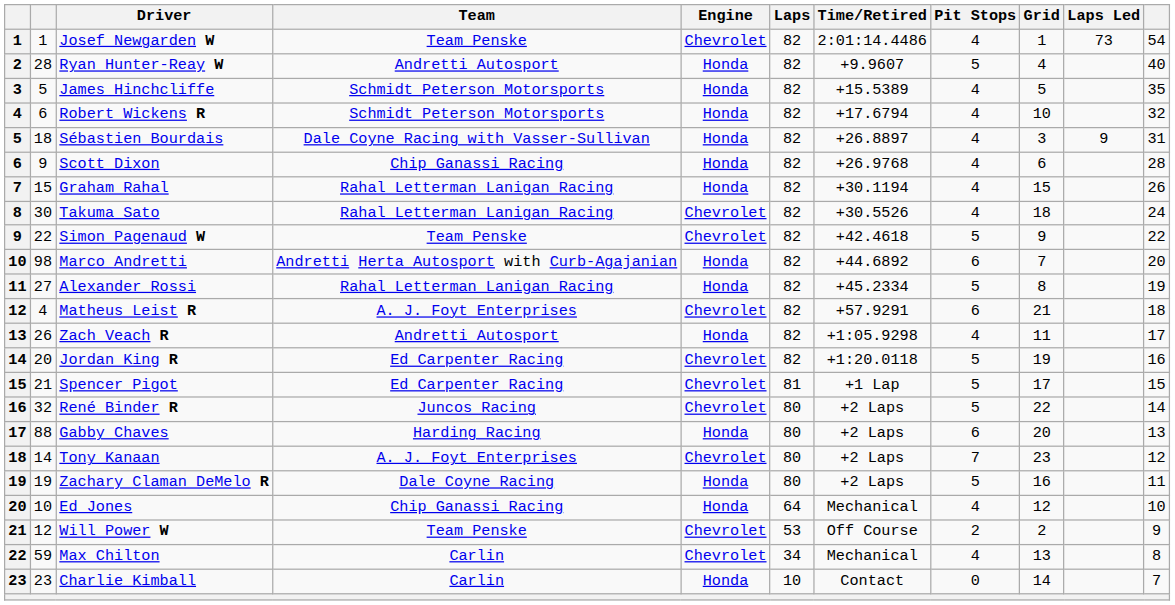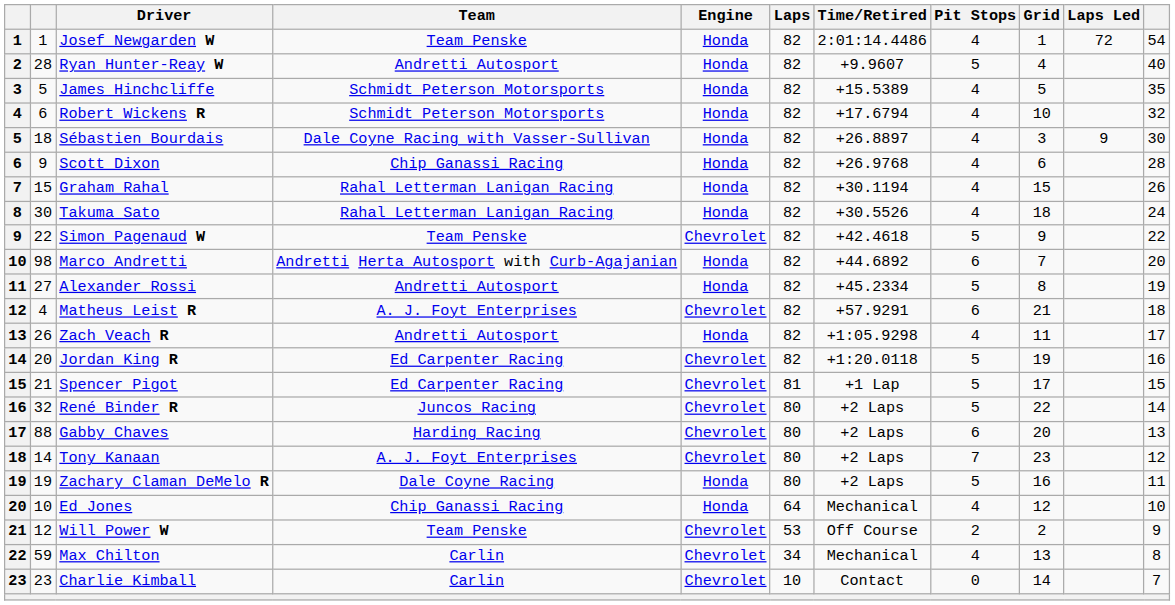(726, 42) Chevrolet -> (726, 42) Honda
(1104, 42) 73 -> (1104, 42) 72
(1157, 140) 31 -> (1157, 140) 30
(726, 213) Chevrolet -> (726, 213) Honda
(477, 287) Rahal Letterman Lanigan Racing -> (477, 287) Andretti Autosport
(726, 434) Honda -> (726, 434) Chevrolet
(726, 581) Honda -> (726, 581) Chevrolet
